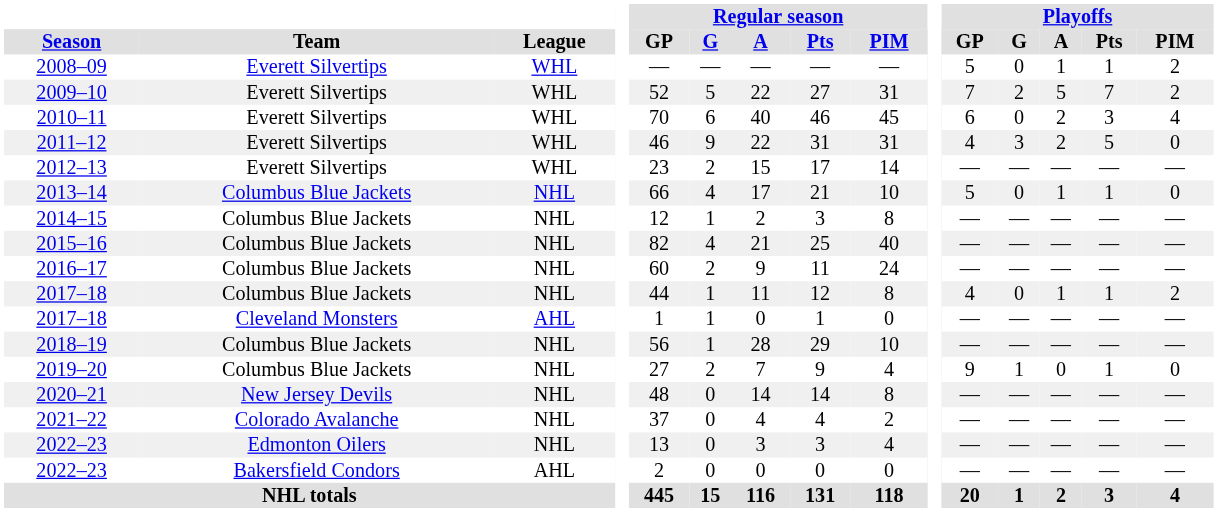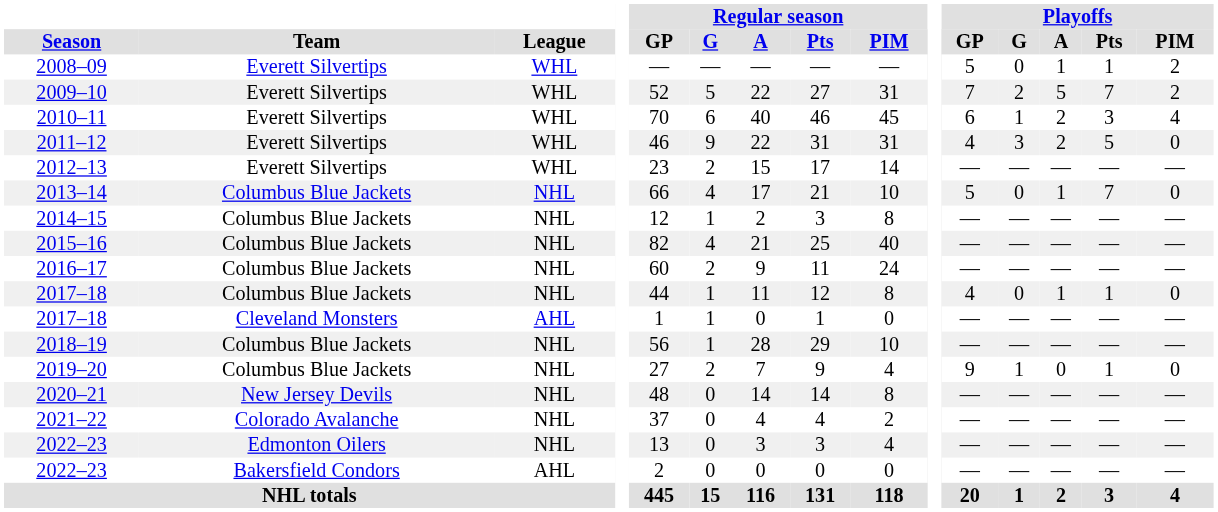(1019, 117) 0 -> (1019, 117) 1
(1109, 192) 1 -> (1109, 192) 7
(1175, 293) 2 -> (1175, 293) 0
